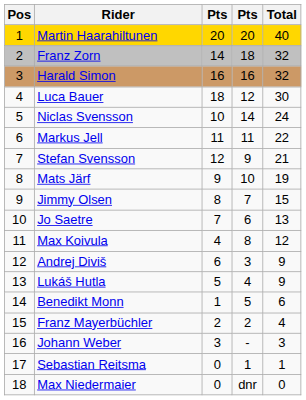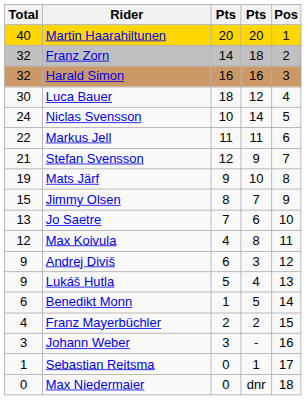columns swapped: (19, 14) <-> (282, 14)
